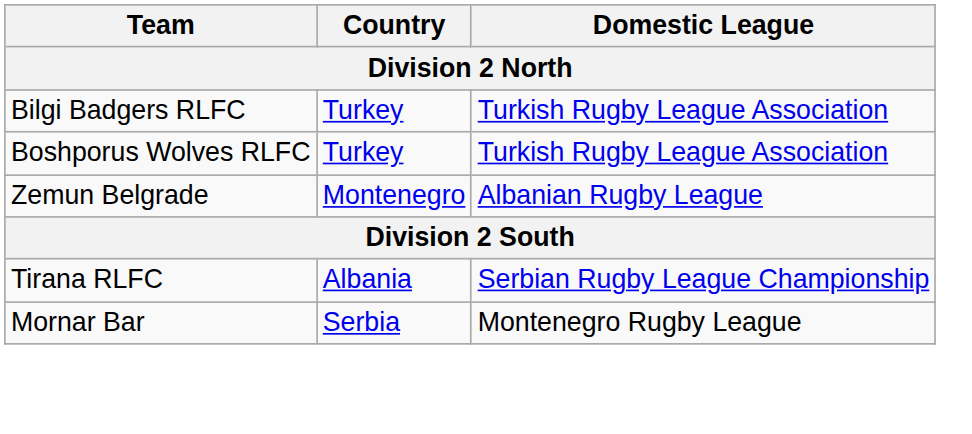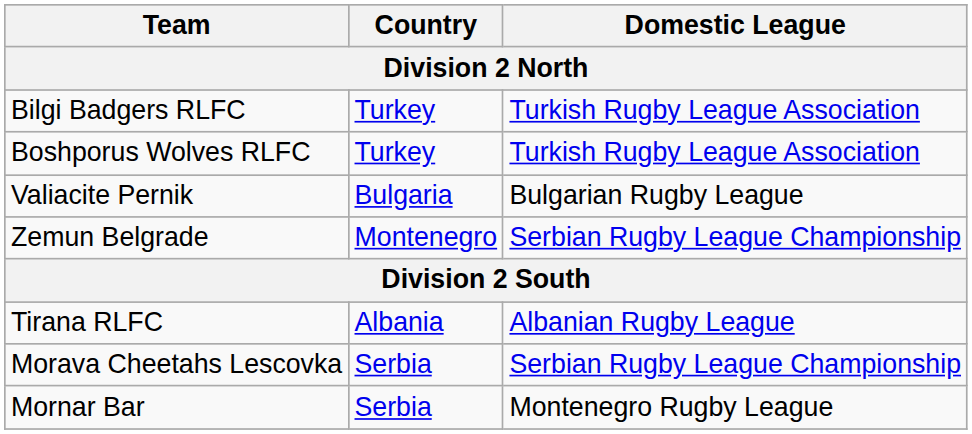+ row: (102, 195)
(620, 195) Albanian Rugby League -> (735, 237) Serbian Rugby League Championship
(703, 279) Serbian Rugby League Championship -> (652, 322) Albanian Rugby League
+ row: (177, 364)
